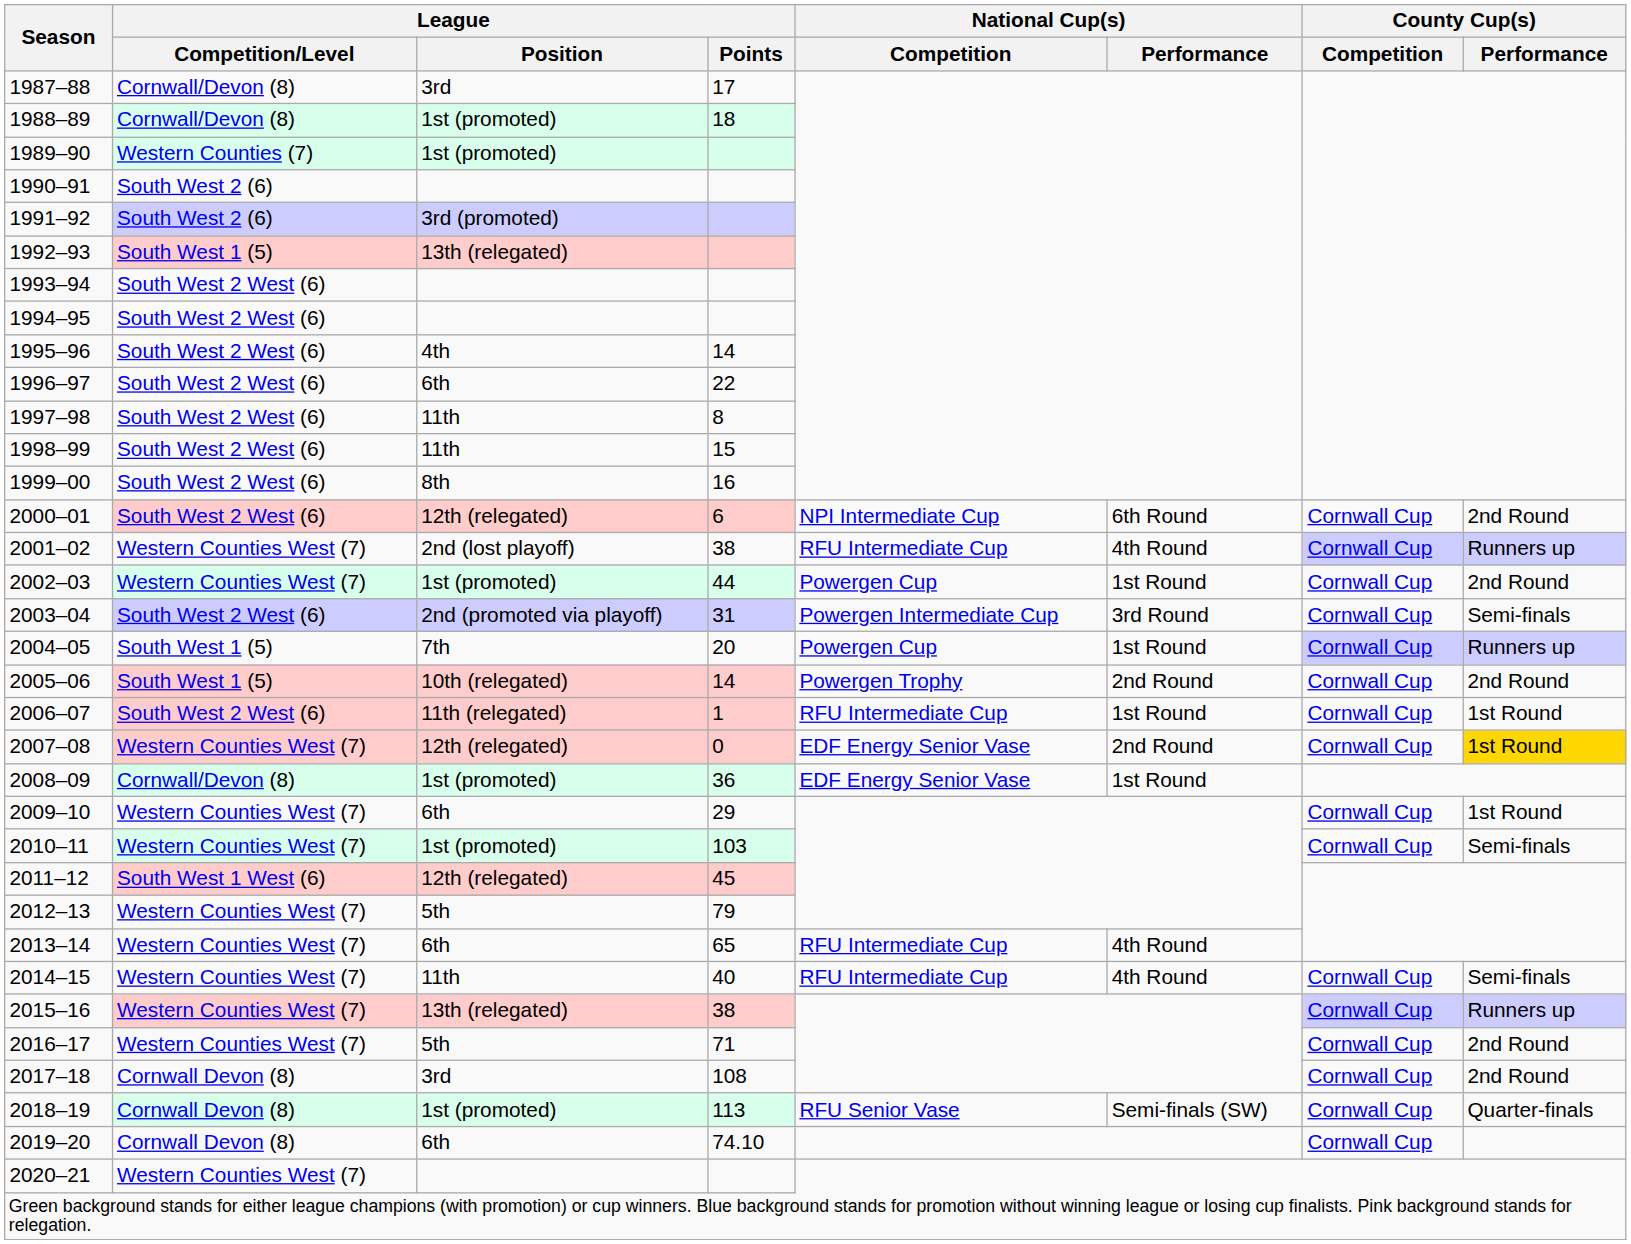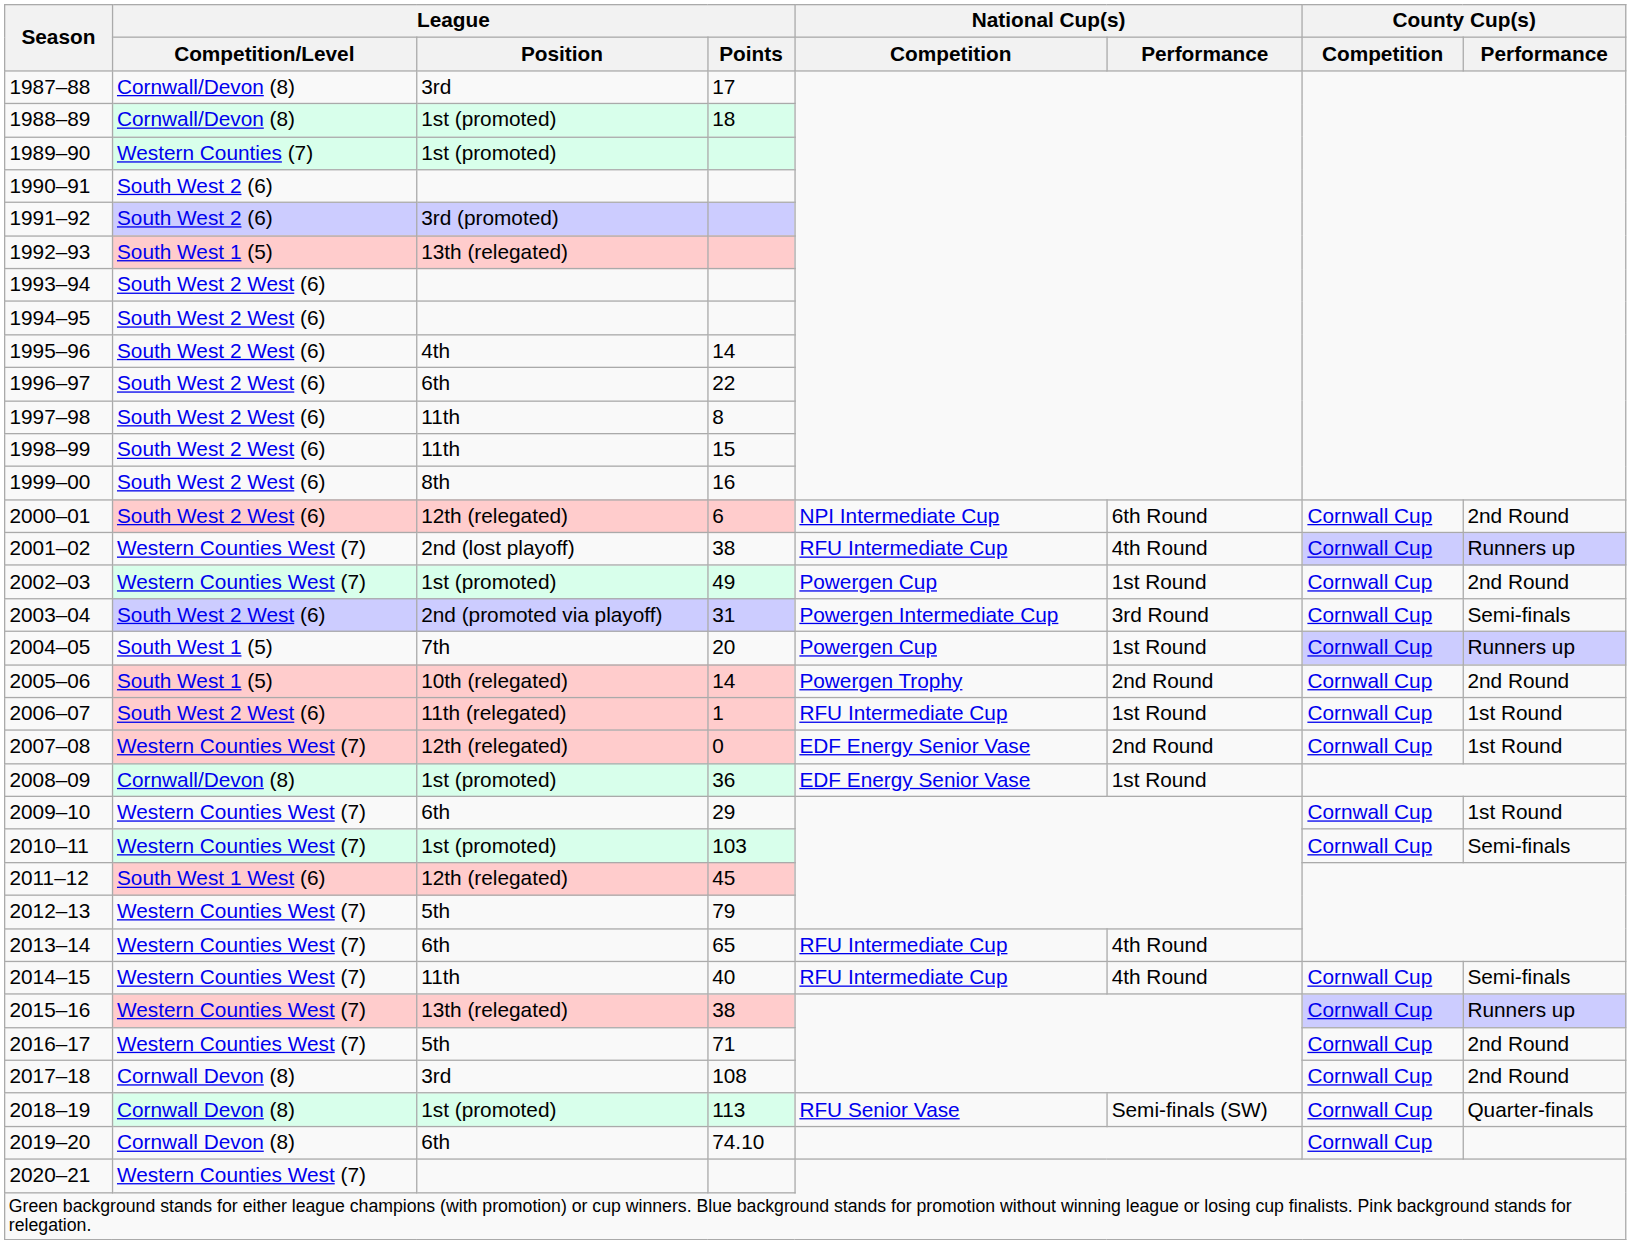(724, 581) 44 -> (724, 581) 49
(1515, 746) gold background -> (1515, 746) no background
